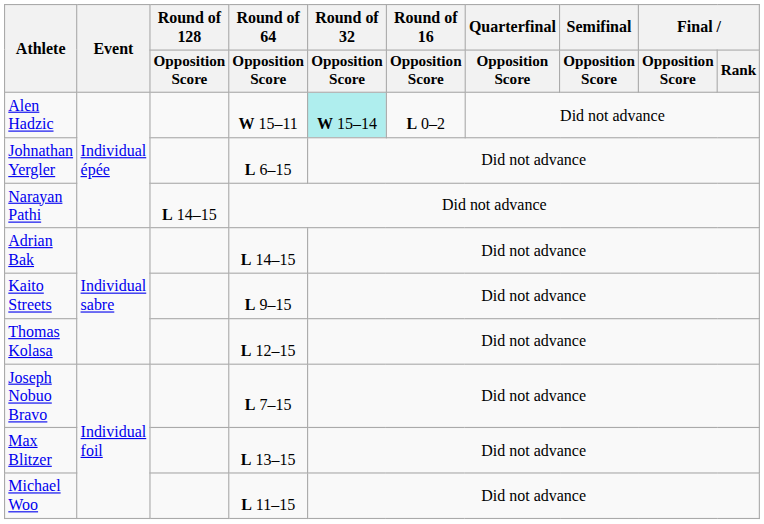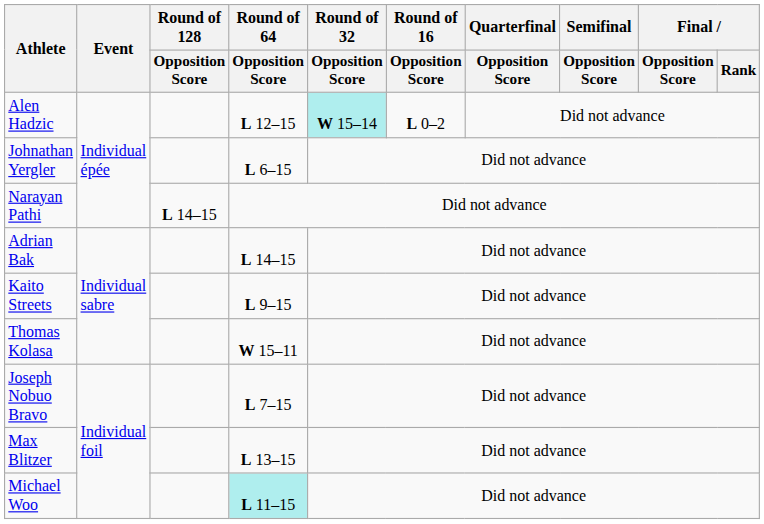(268, 124) W 15–11 -> (268, 124) L 12–15
(268, 351) L 12–15 -> (268, 351) W 15–11
(268, 505) no background -> (268, 505) paleturquoise background
